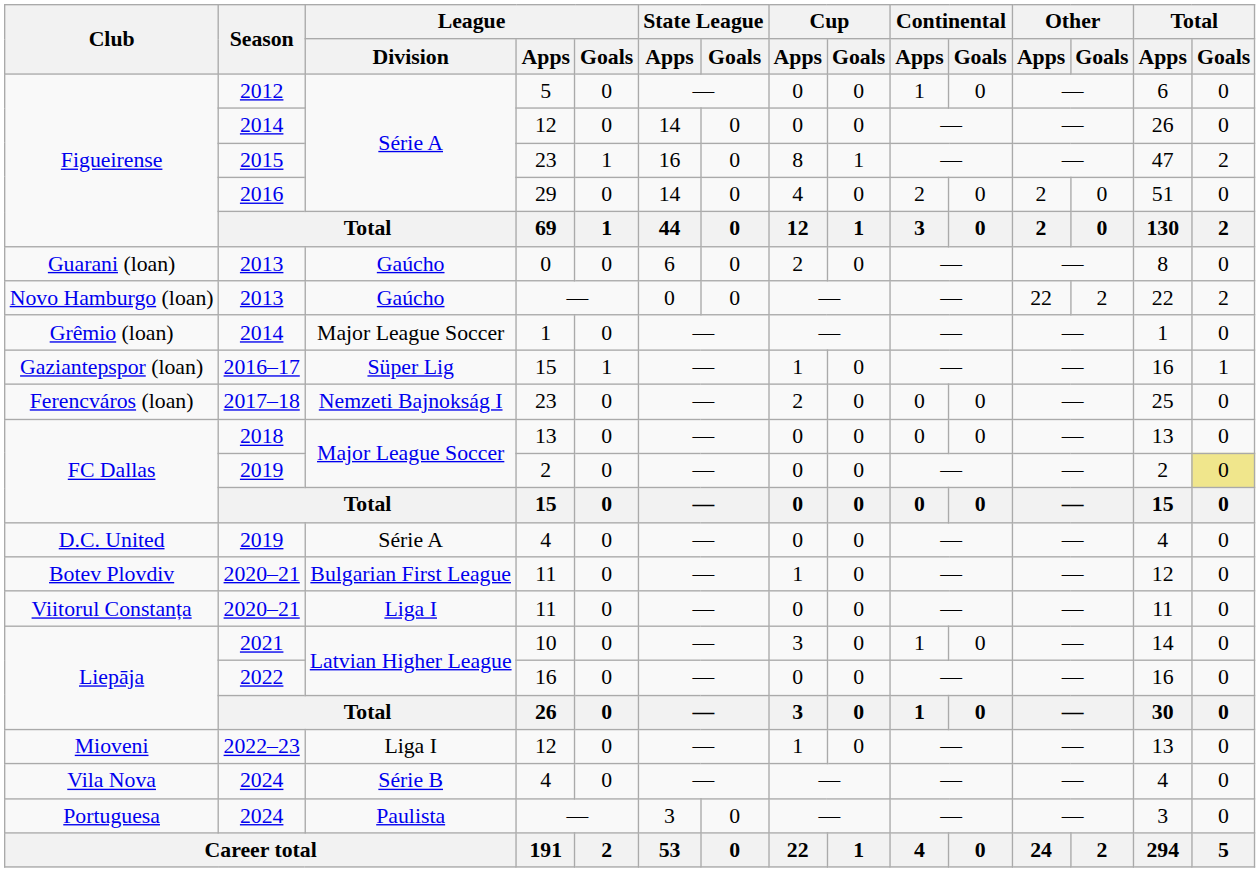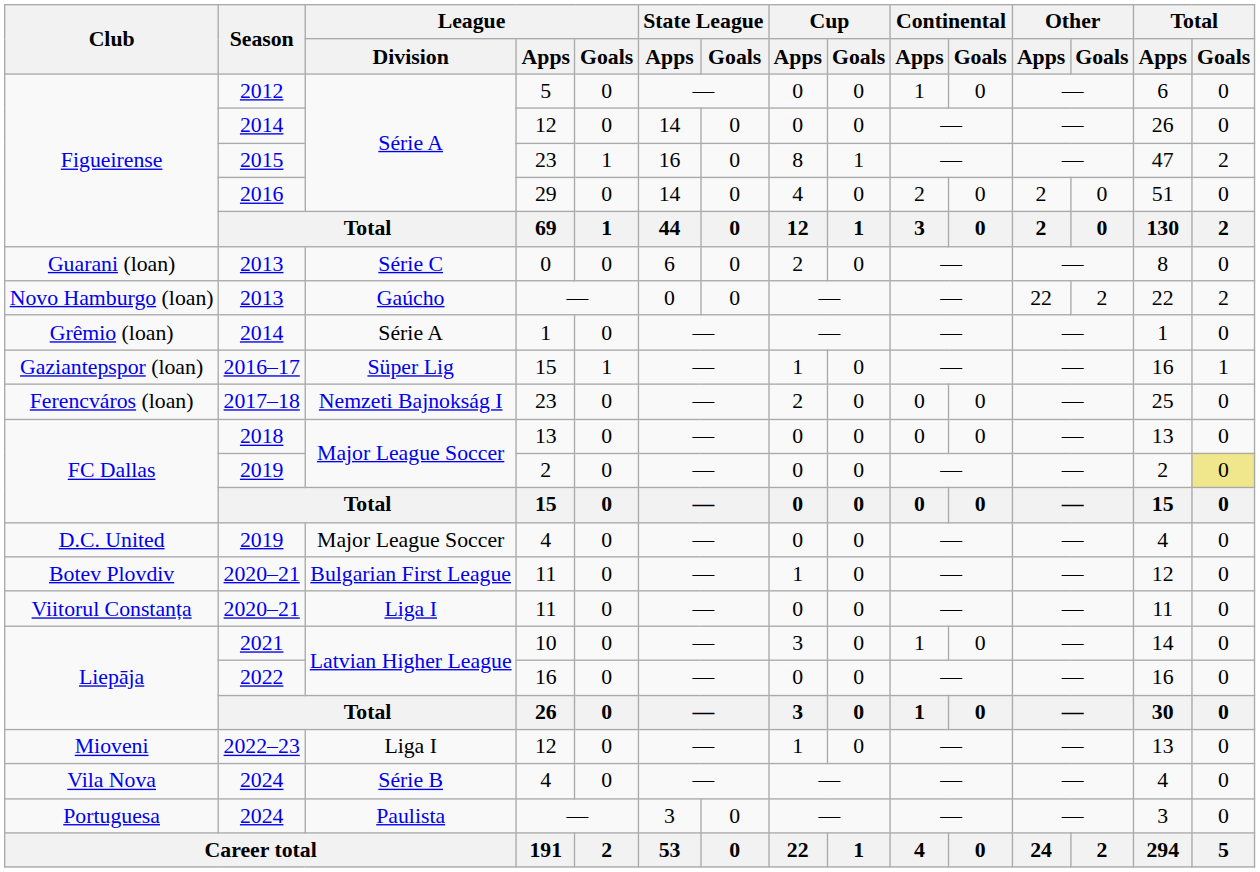(411, 263) Gaúcho -> (411, 263) Série C
(411, 332) Major League Soccer -> (411, 332) Série A
(411, 539) Série A -> (411, 539) Major League Soccer
